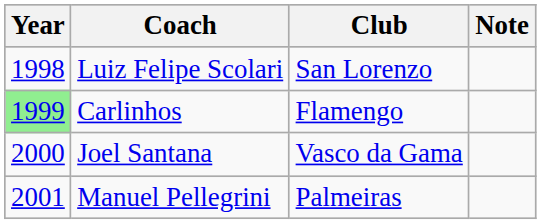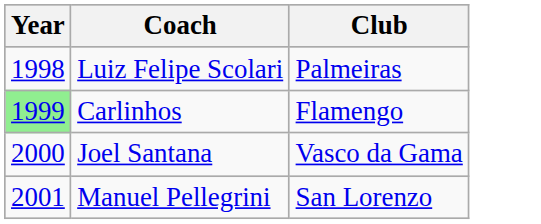- column: (502, 25)
(364, 68) San Lorenzo -> (349, 68) Palmeiras
(349, 196) Palmeiras -> (364, 196) San Lorenzo
